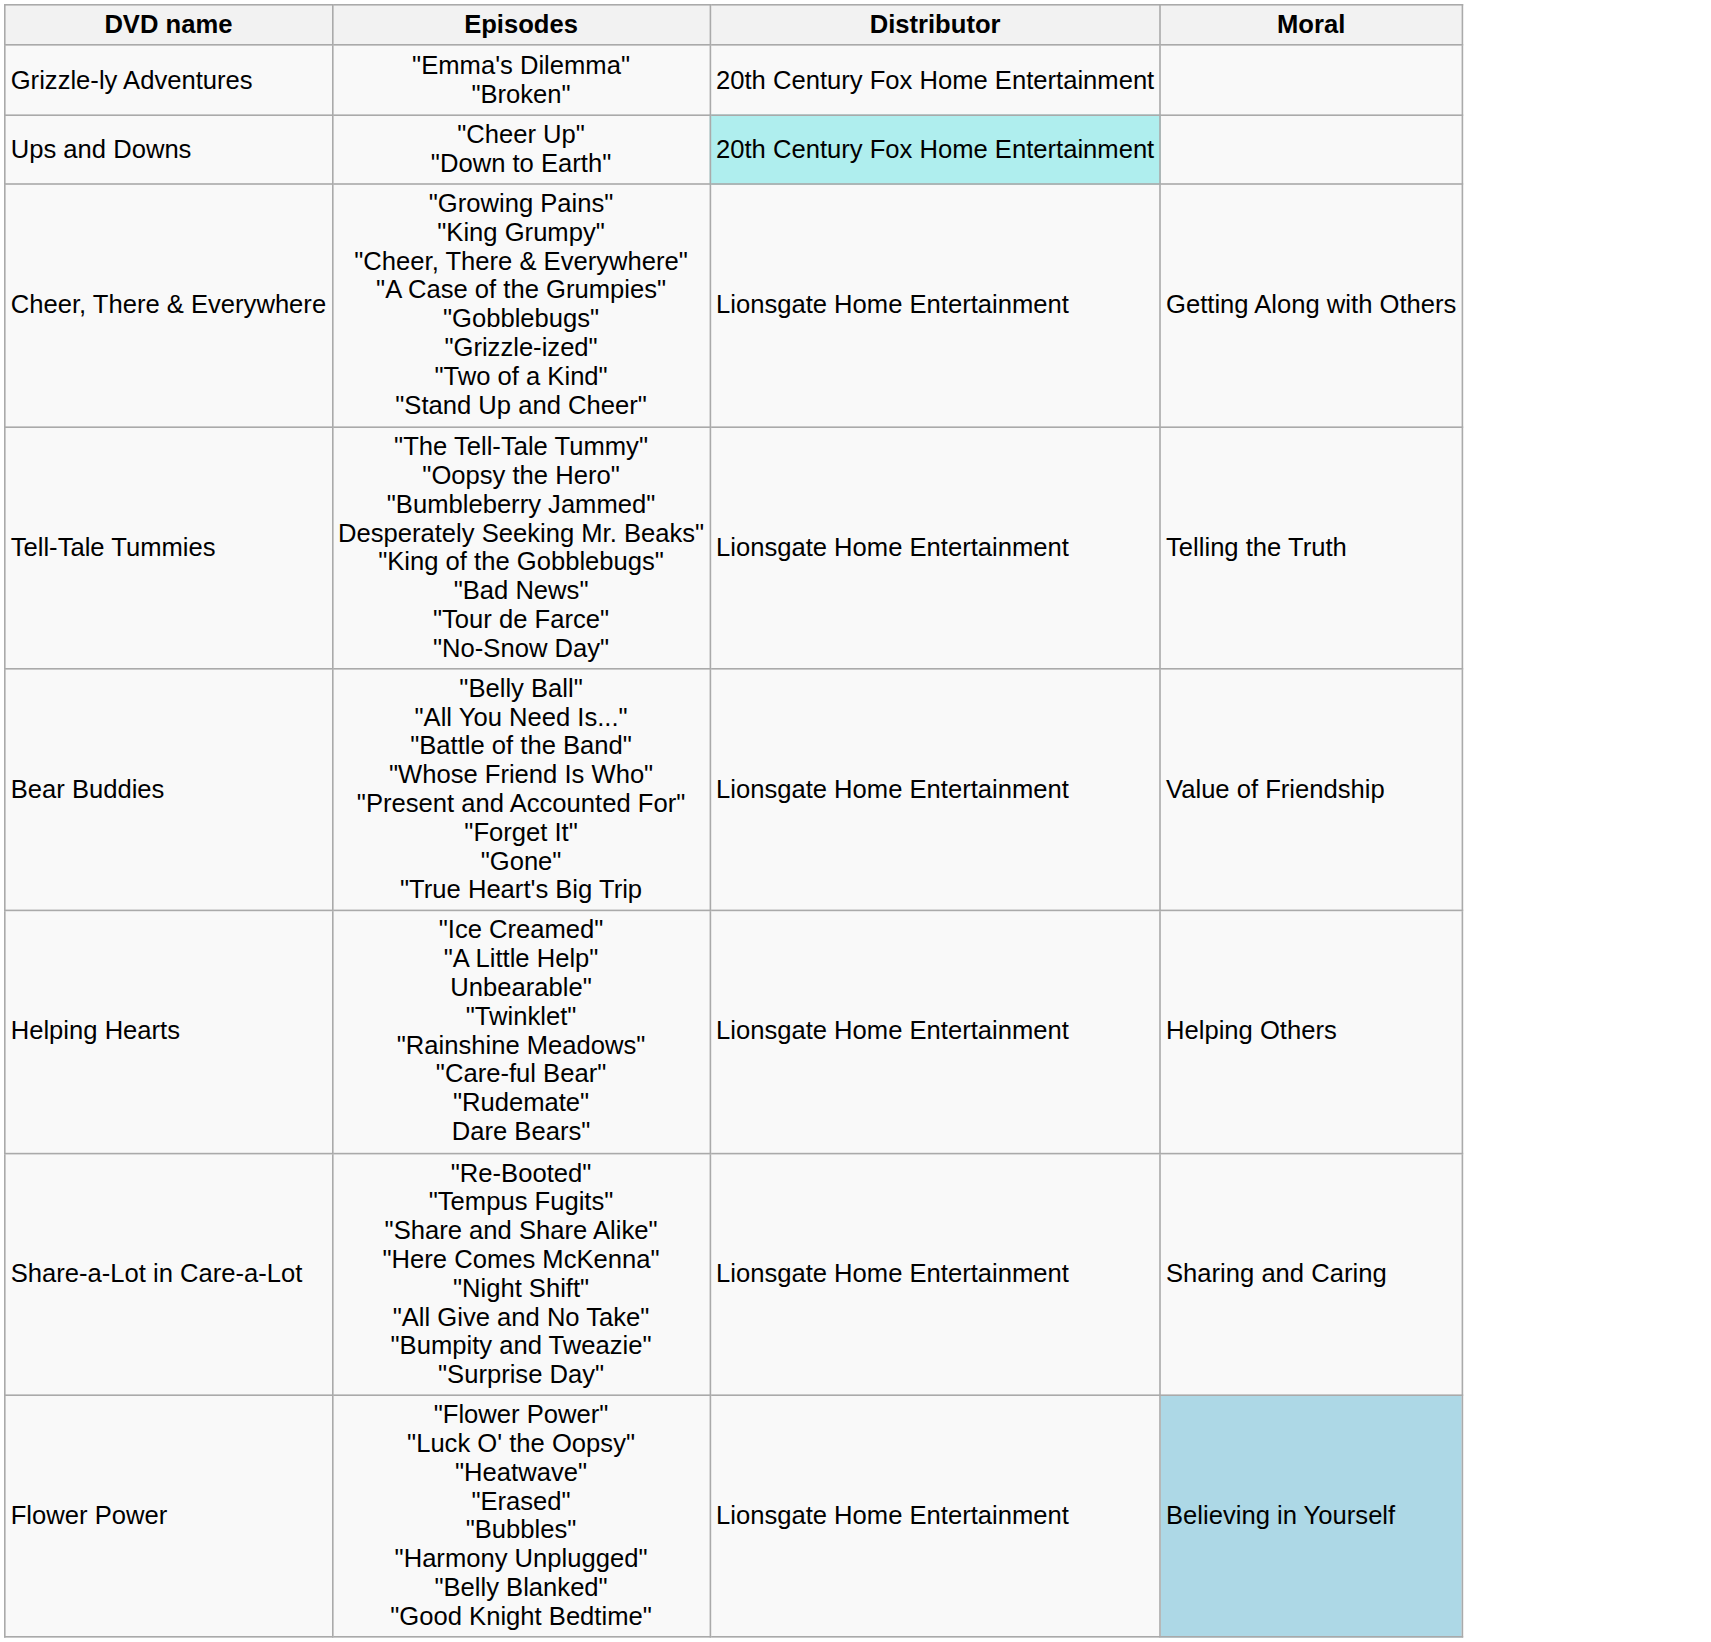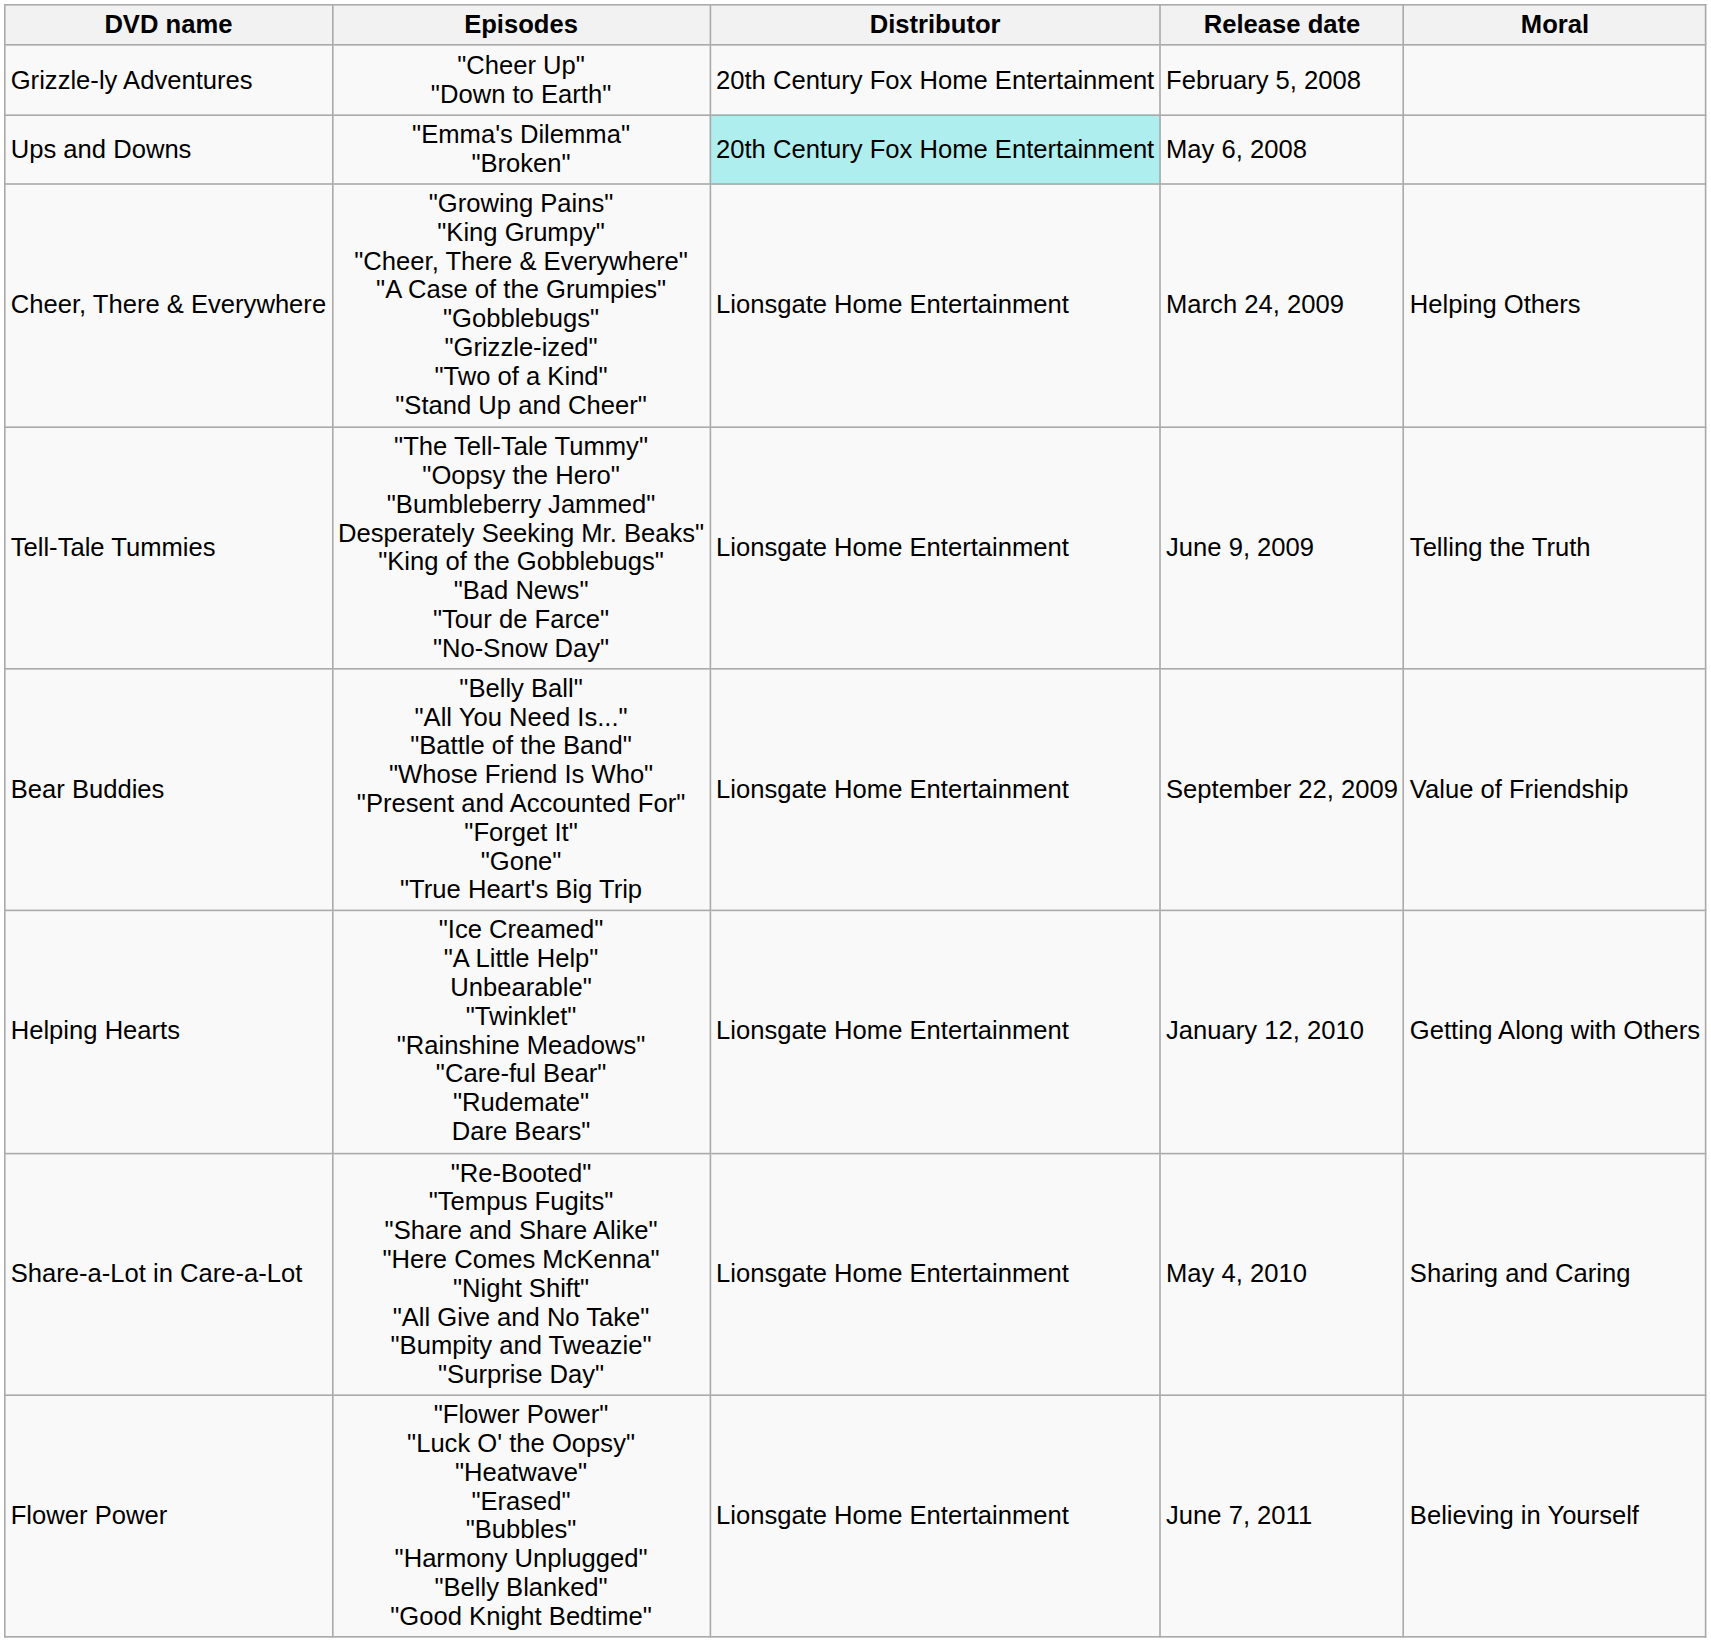+ column: (1282, 24)
(521, 79) "Emma's Dilemma" "Broken" -> (521, 79) "Cheer Up" "Down to Earth"
(521, 149) "Cheer Up" "Down to Earth" -> (521, 149) "Emma's Dilemma" "Broken"
(1311, 304) Getting Along with Others -> (1495, 304) Helping Others
(1251, 1031) Helping Others -> (1555, 1031) Getting Along with Others
(1281, 1516) lightblue background -> (1524, 1516) no background
